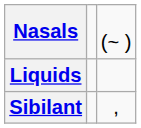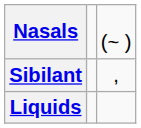rows swapped: (46, 75) <-> (46, 107)
